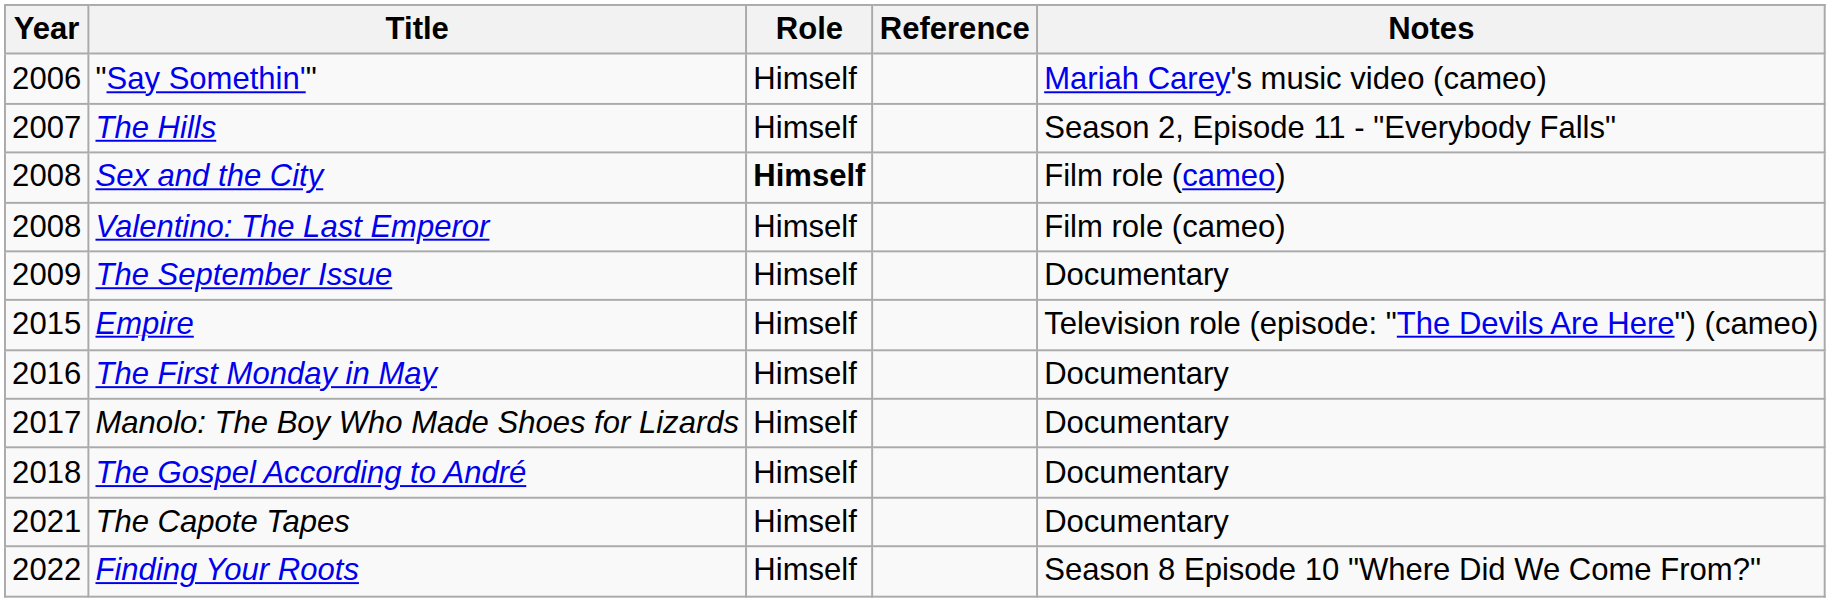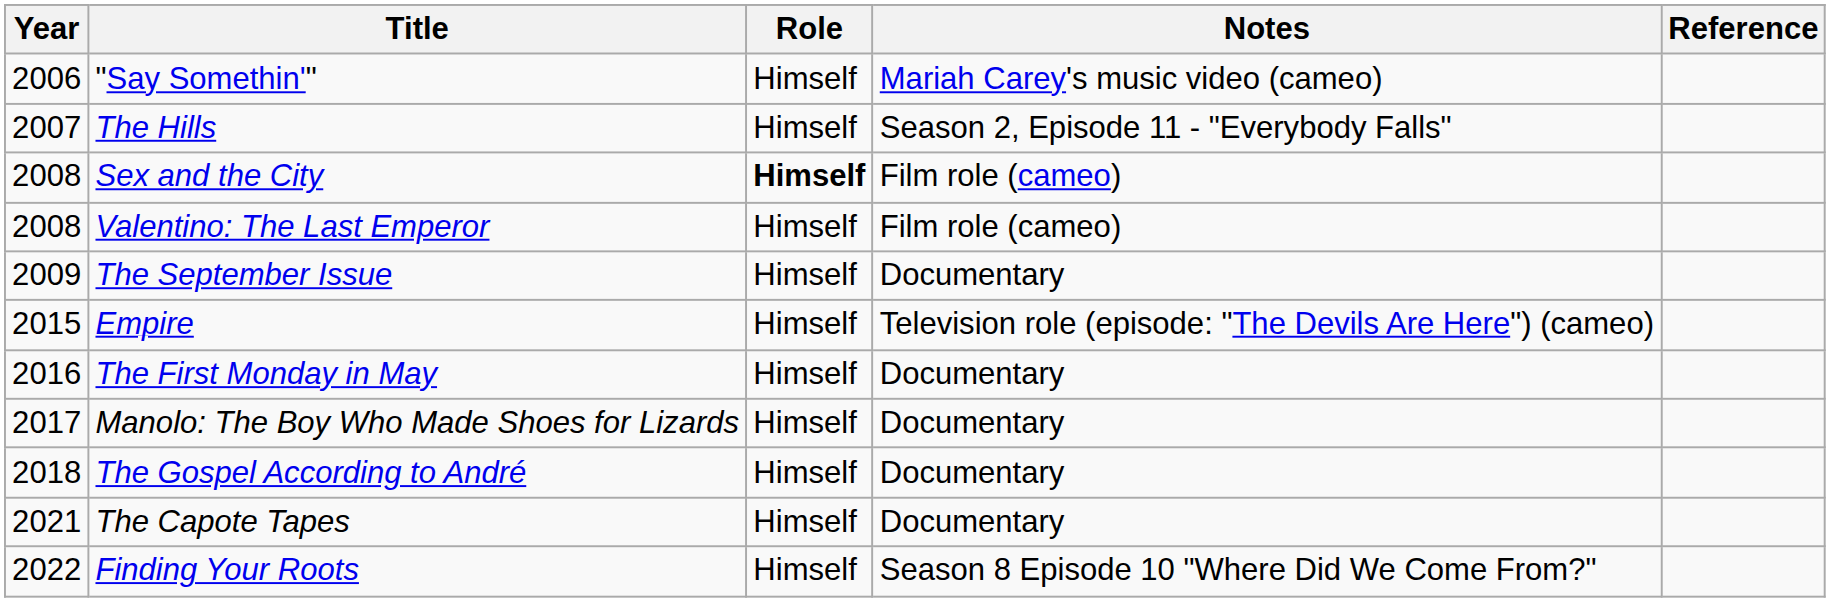columns swapped: (1431, 29) <-> (955, 29)
